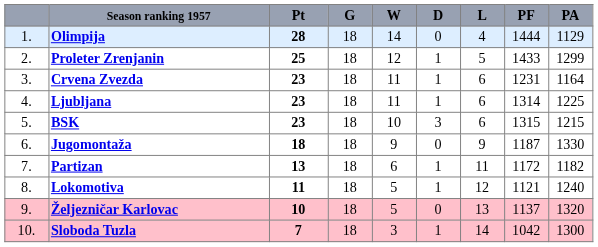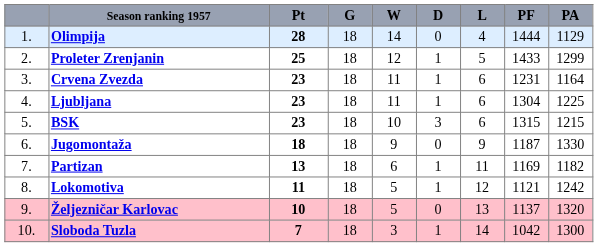(526, 101) 1314 -> (526, 101) 1304
(526, 166) 1172 -> (526, 166) 1169
(570, 187) 1240 -> (570, 187) 1242
